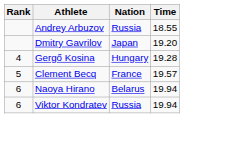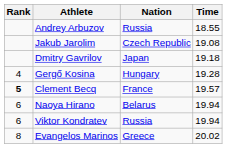+ row: (65, 43)
(165, 43) 19.20 -> (207, 58) 19.18
(18, 74) normal -> (18, 89) bold
+ row: (76, 136)
